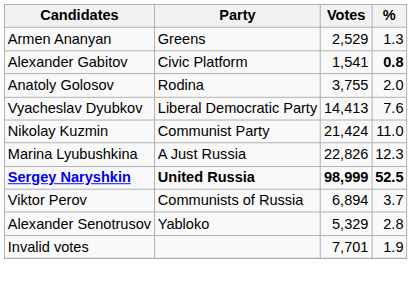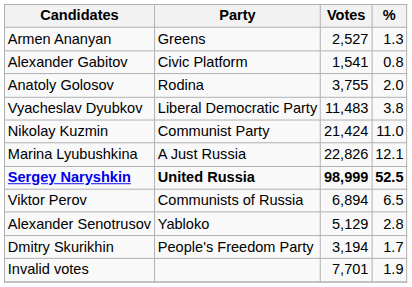(350, 39) 2,529 -> (350, 39) 2,527
(393, 62) bold -> (393, 62) normal
(346, 108) 14,413 -> (347, 108) 11,483
(393, 108) 7.6 -> (393, 108) 3.8
(389, 154) 12.3 -> (389, 154) 12.1
(393, 200) 3.7 -> (393, 200) 6.5
(350, 223) 5,329 -> (350, 223) 5,129
+ row: (61, 246)
